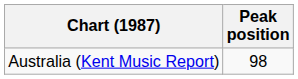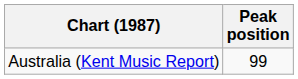(258, 61) 98 -> (258, 61) 99
